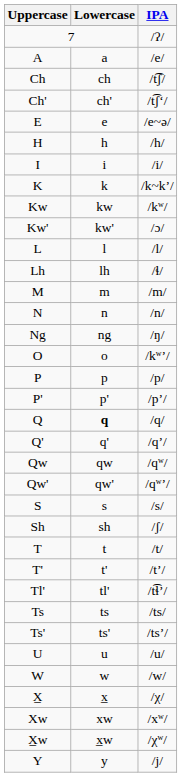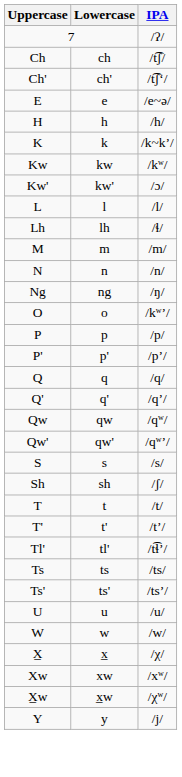- row: (38, 57)
- row: (38, 164)
(104, 420) bold -> (104, 377) normal
